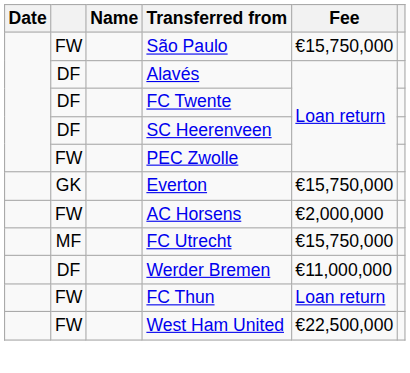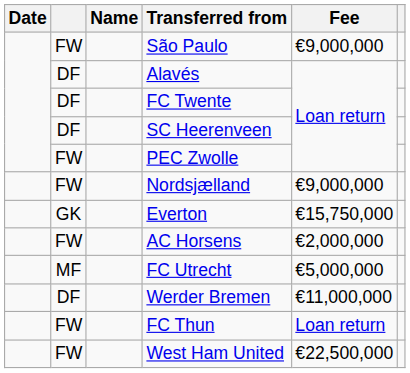(344, 46) €15,750,000 -> (339, 46) €9,000,000
+ row: (198, 185)
(344, 241) €15,750,000 -> (339, 269) €5,000,000
